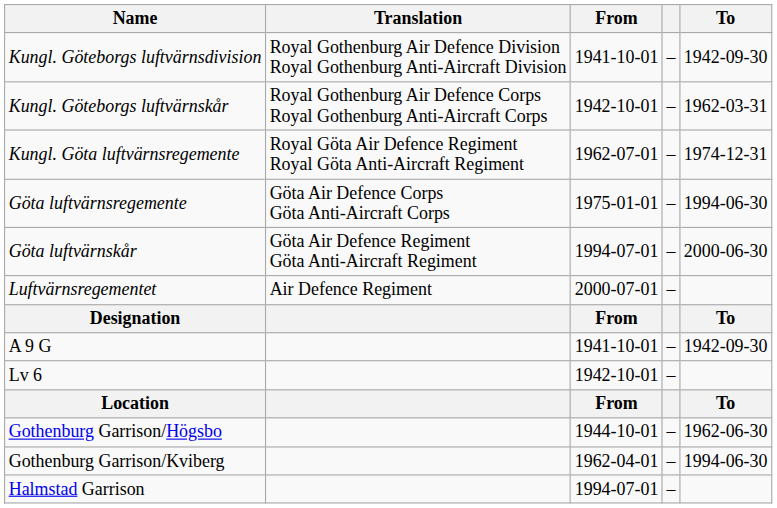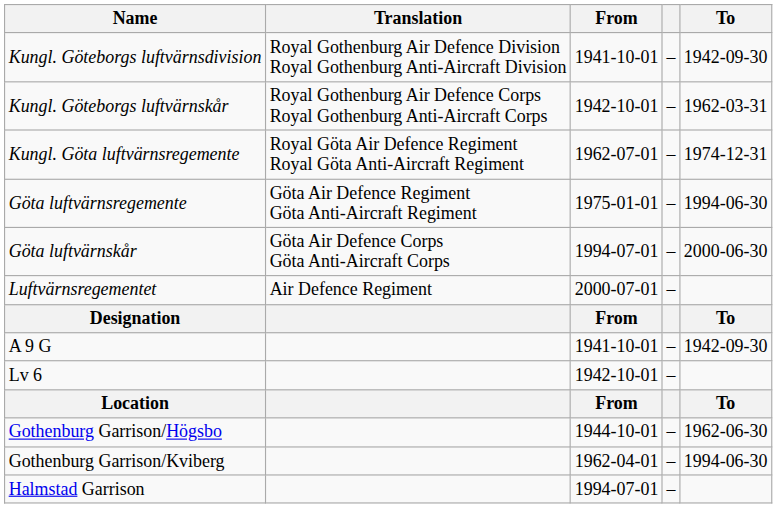(360, 202) Göta Air Defence Corps Göta Anti-Aircraft Corps -> (373, 202) Göta Air Defence Regiment Göta Anti-Aircraft Regiment
(373, 251) Göta Air Defence Regiment Göta Anti-Aircraft Regiment -> (360, 251) Göta Air Defence Corps Göta Anti-Aircraft Corps
